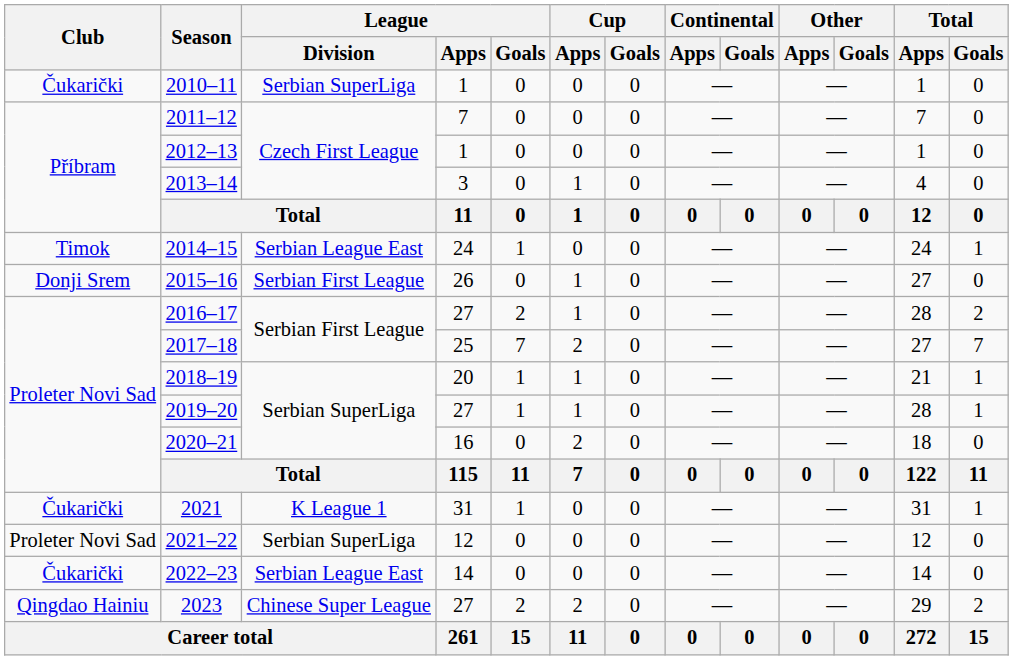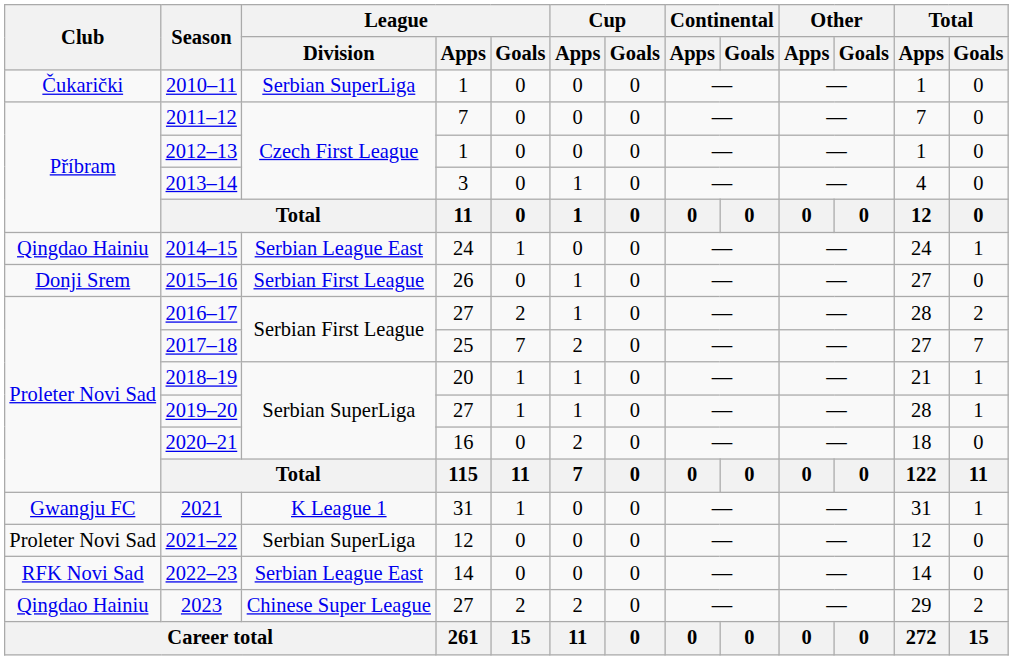(83, 248) Timok -> (83, 248) Qingdao Hainiu
(83, 507) Čukarički -> (83, 507) Gwangju FC
(83, 572) Čukarički -> (83, 572) RFK Novi Sad
